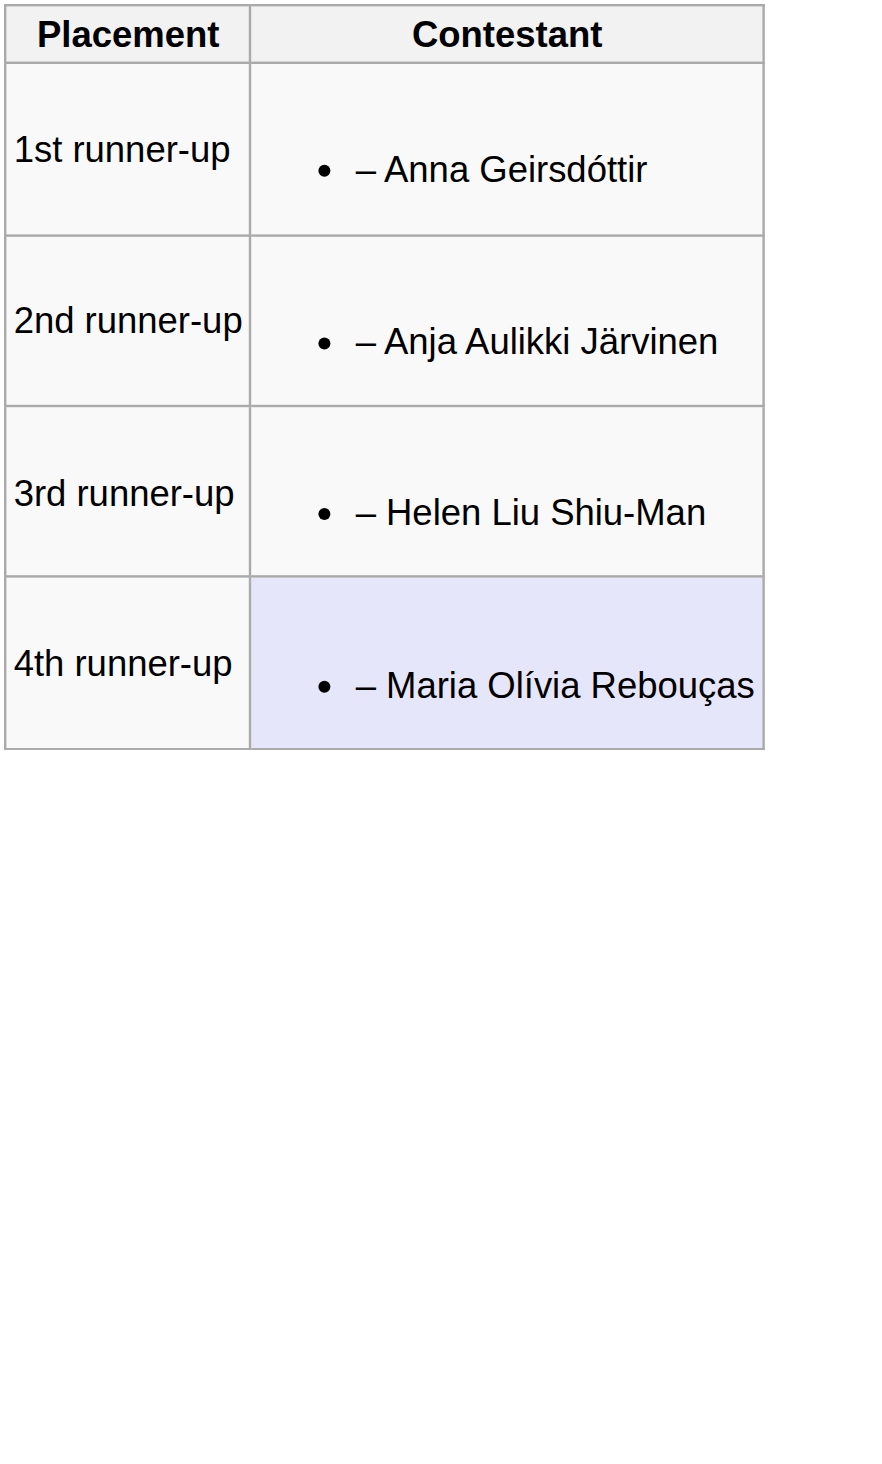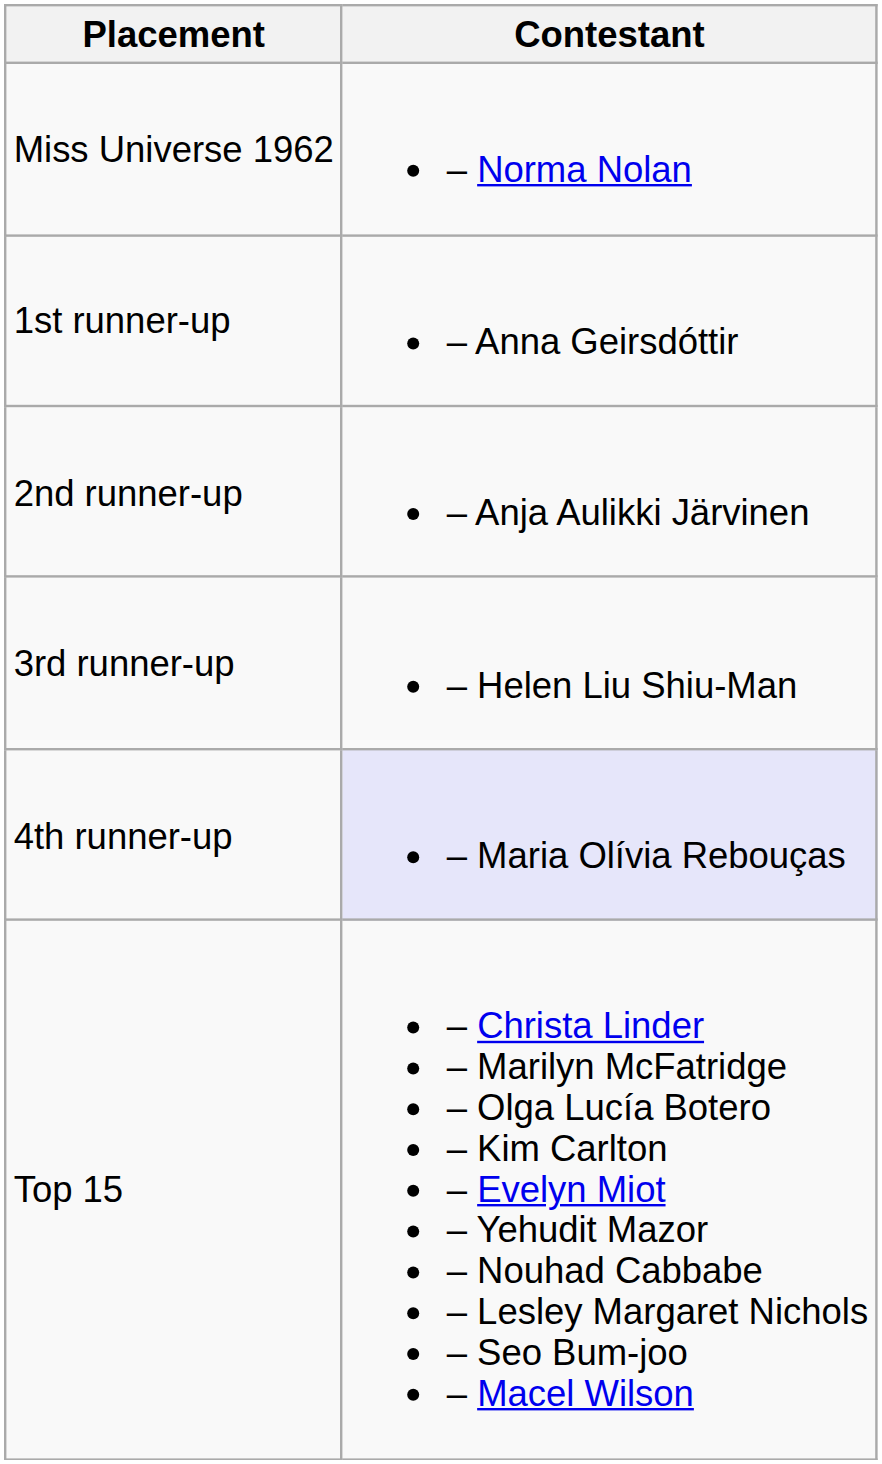+ row: (174, 149)
+ row: (68, 1190)
